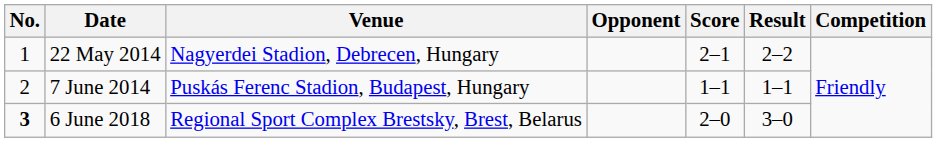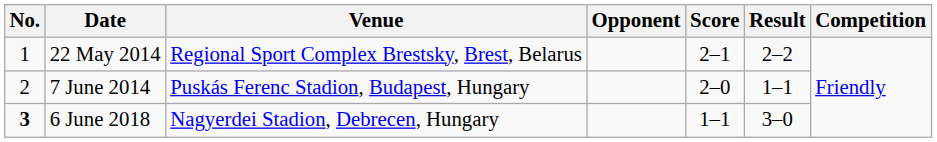(335, 53) Nagyerdei Stadion, Debrecen, Hungary -> (376, 53) Regional Sport Complex Brestsky, Brest, Belarus
(715, 86) 1–1 -> (715, 86) 2–0
(376, 119) Regional Sport Complex Brestsky, Brest, Belarus -> (335, 119) Nagyerdei Stadion, Debrecen, Hungary
(715, 119) 2–0 -> (715, 119) 1–1
